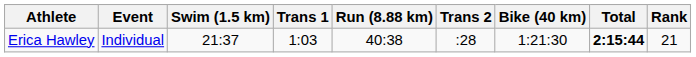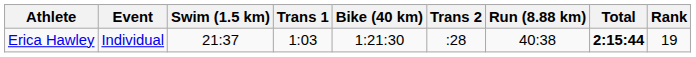columns swapped: (542, 17) <-> (384, 17)
(669, 40) 21 -> (669, 40) 19
